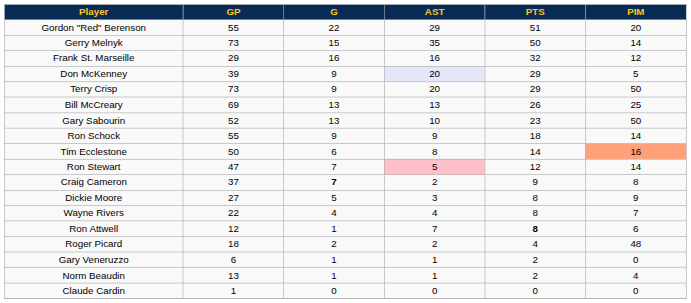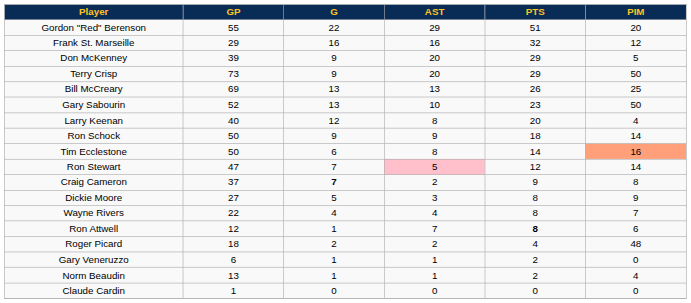- row: (94, 43)
(435, 74) lavender background -> (435, 58) no background
+ row: (94, 120)
(233, 136) 55 -> (233, 136) 50
